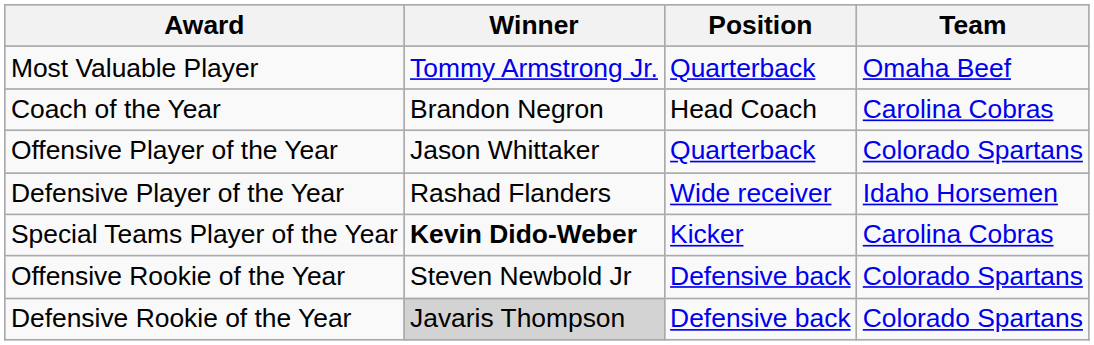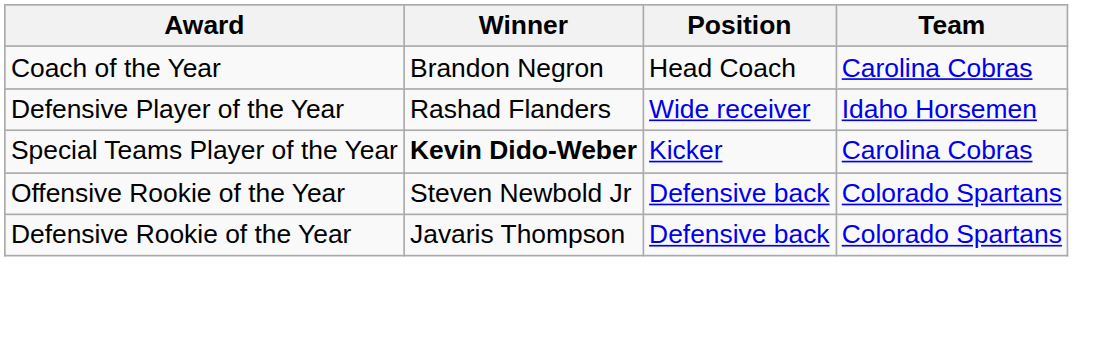- row: (135, 67)
- row: (174, 151)
(518, 318) lightgrey background -> (518, 234) no background
